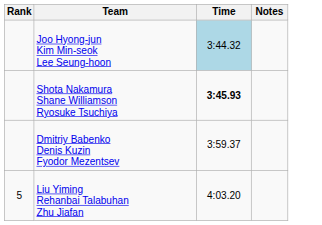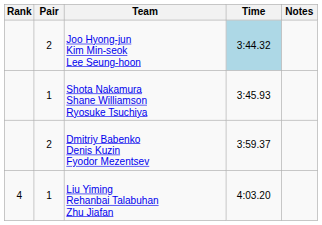+ column: (49, 12)
(224, 95) bold -> (254, 95) normal
(19, 195) 5 -> (19, 195) 4
